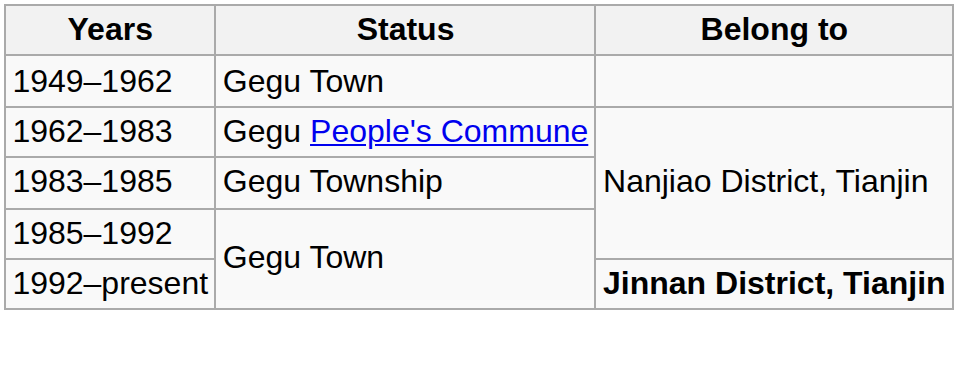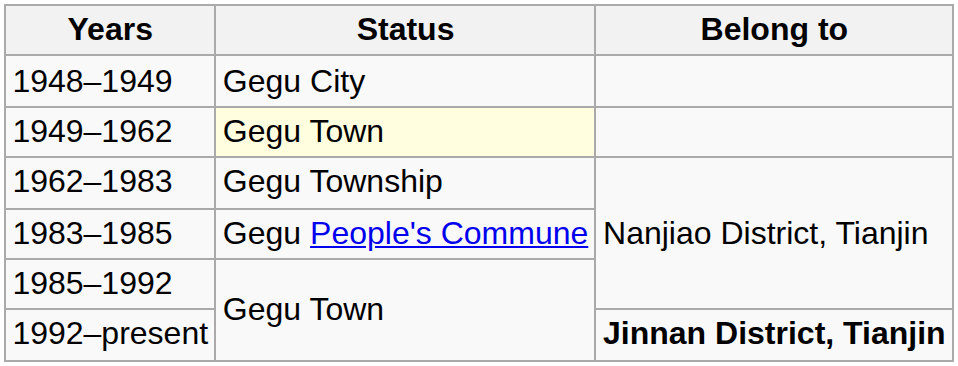+ row: (92, 80)
(304, 80) no background -> (304, 131) lightyellow background
(406, 131) Gegu People's Commune -> (333, 182) Gegu Township
(333, 182) Gegu Township -> (406, 232) Gegu People's Commune
